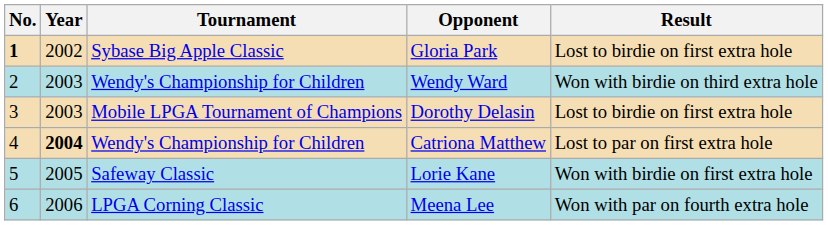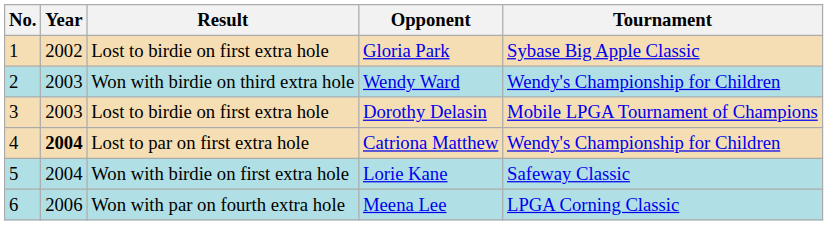columns swapped: (247, 20) <-> (686, 20)
(14, 50) bold -> (14, 50) normal
(64, 174) 2005 -> (64, 174) 2004
